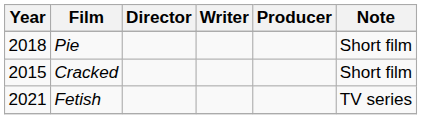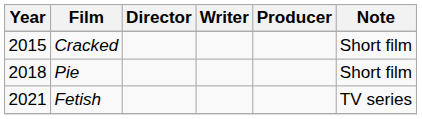rows swapped: (86, 72) <-> (67, 45)
